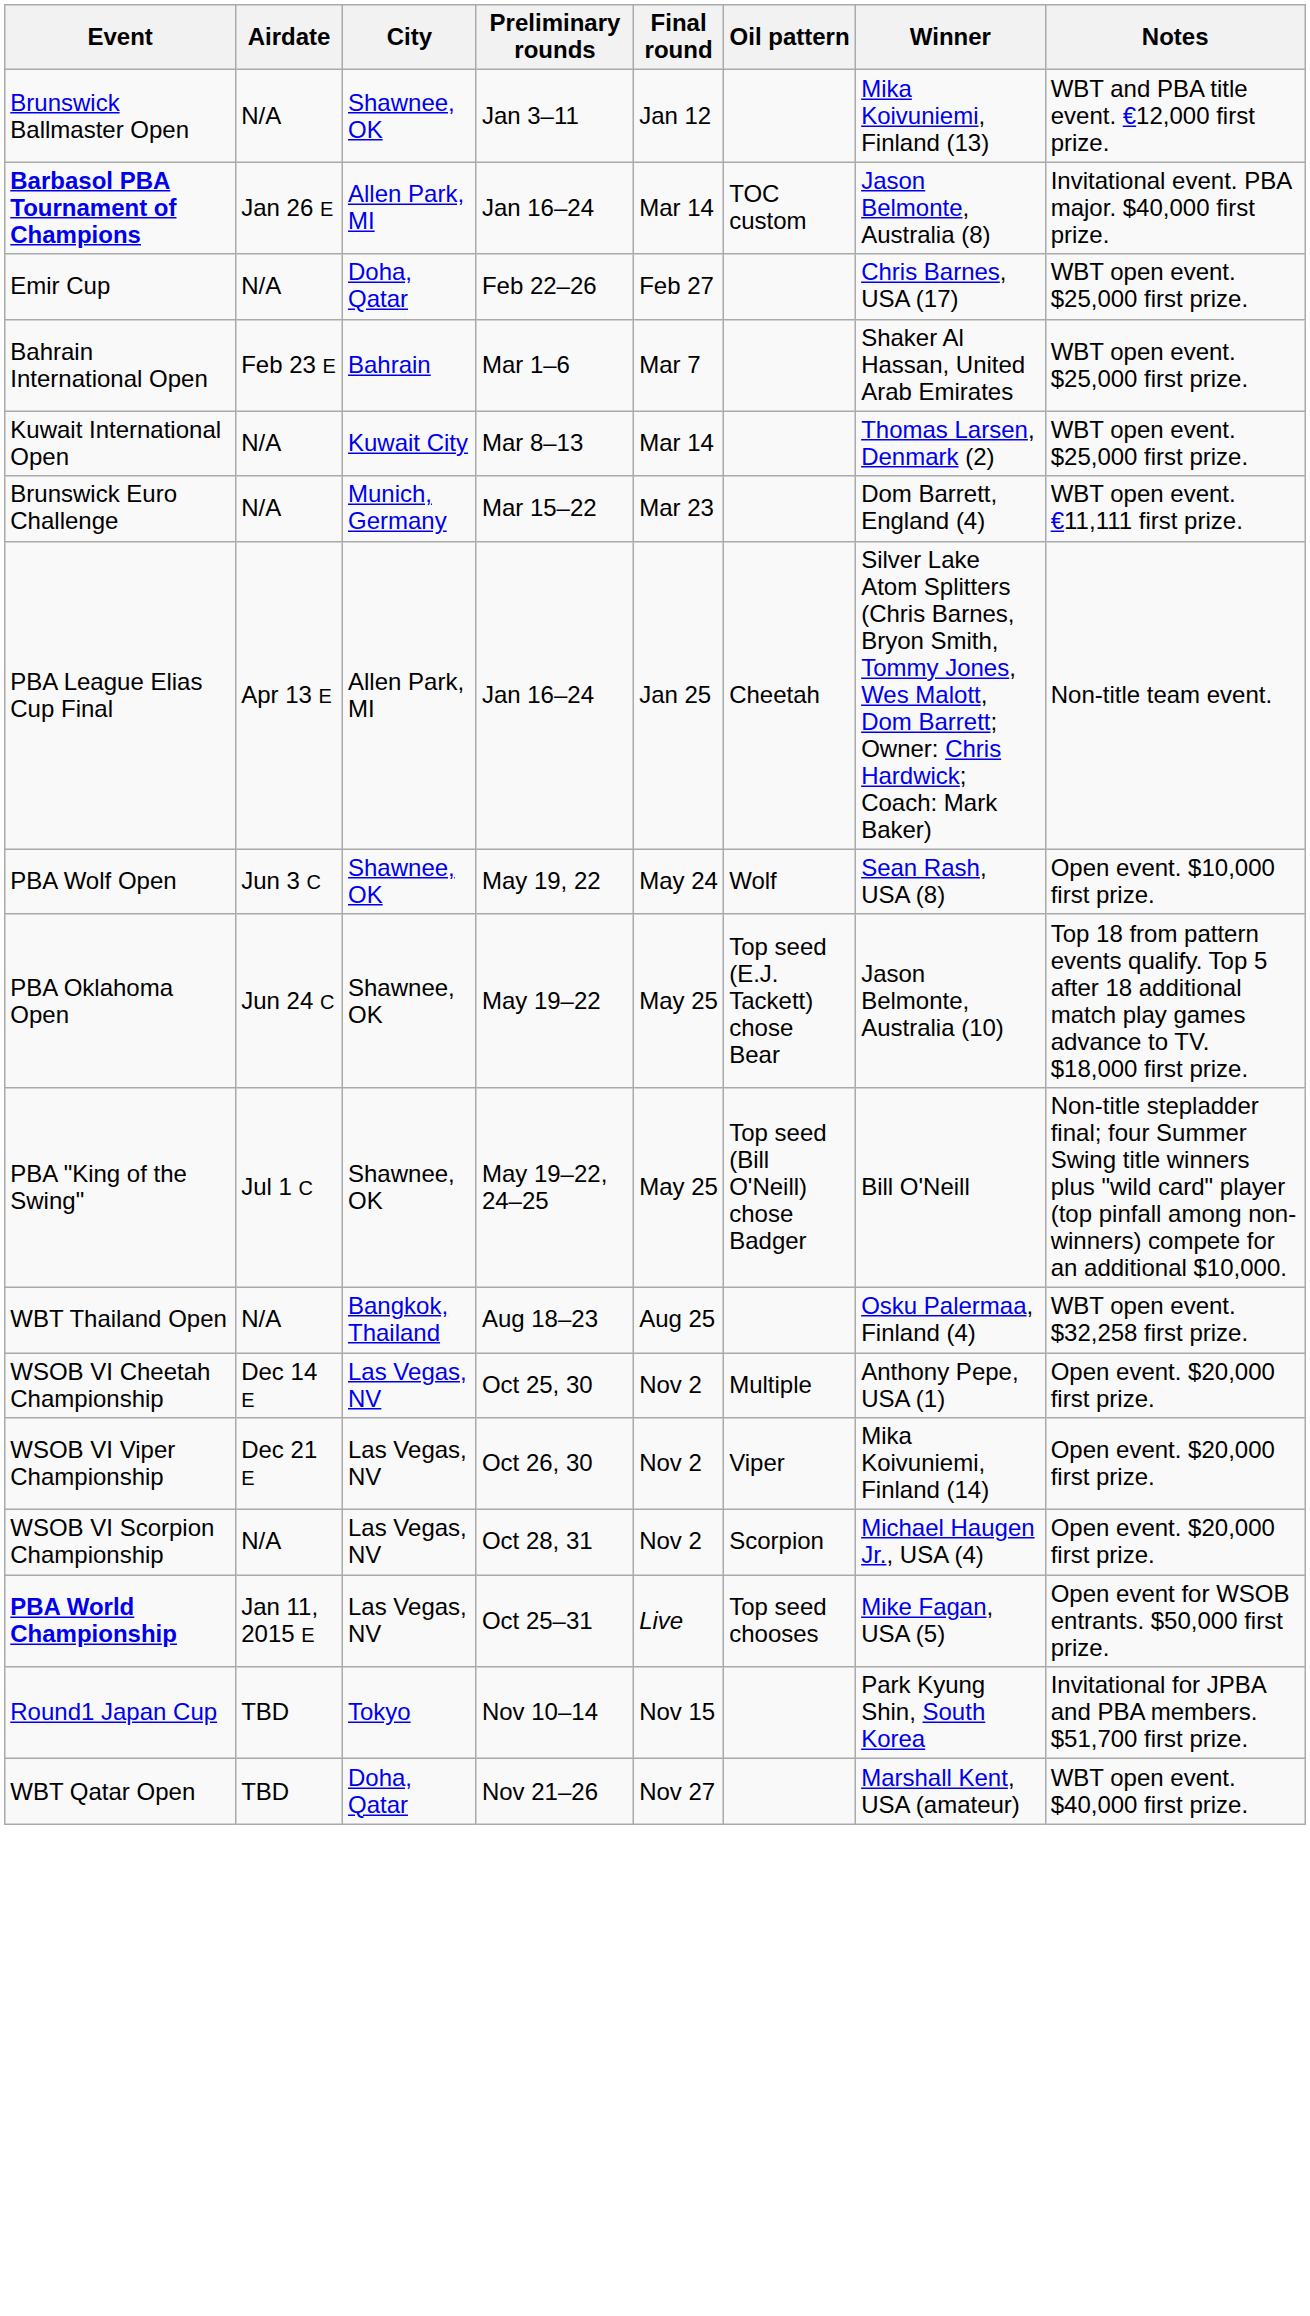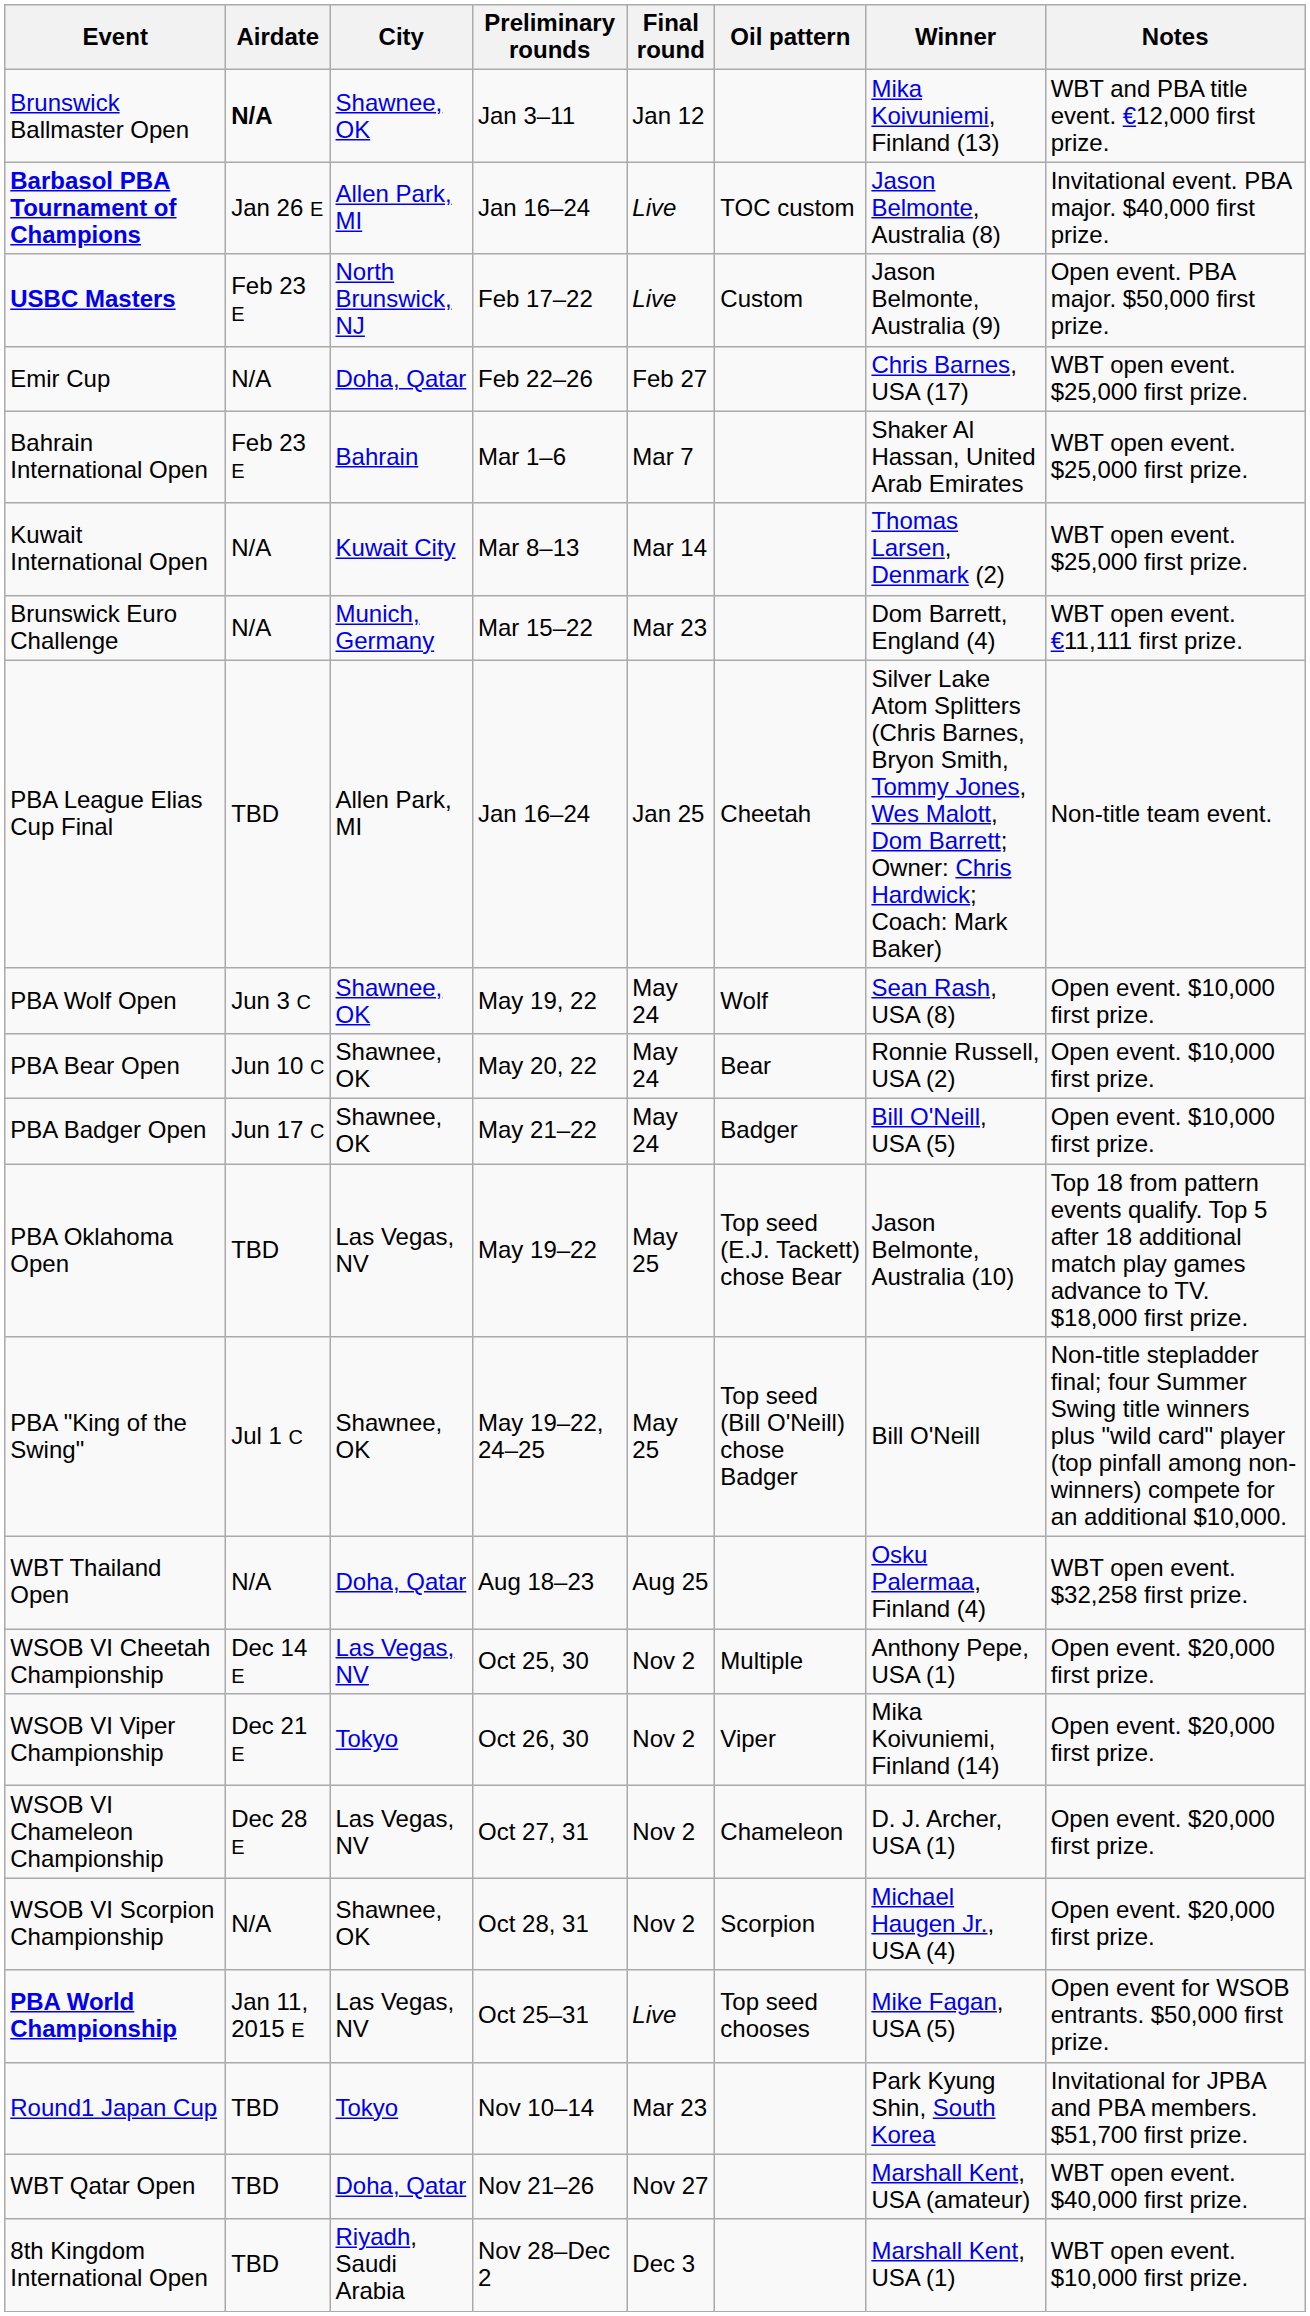(261, 115) normal -> (252, 115) bold
(676, 207) Mar 14 -> (654, 207) Live
+ row: (93, 299)
(287, 694) Apr 13 E -> (255, 814) TBD
+ row: (95, 1065)
+ row: (108, 1130)
(288, 1000) Jun 24 C -> (255, 1249) TBD
(401, 1000) Shawnee, OK -> (395, 1249) Las Vegas, NV
(398, 1319) Bangkok, Thailand -> (401, 1582) Doha, Qatar
(407, 1463) Las Vegas, NV -> (367, 1739) Tokyo
+ row: (87, 1831)
(407, 1541) Las Vegas, NV -> (389, 1923) Shawnee, OK
(677, 1712) Nov 15 -> (670, 2107) Mar 23
+ row: (109, 2264)
